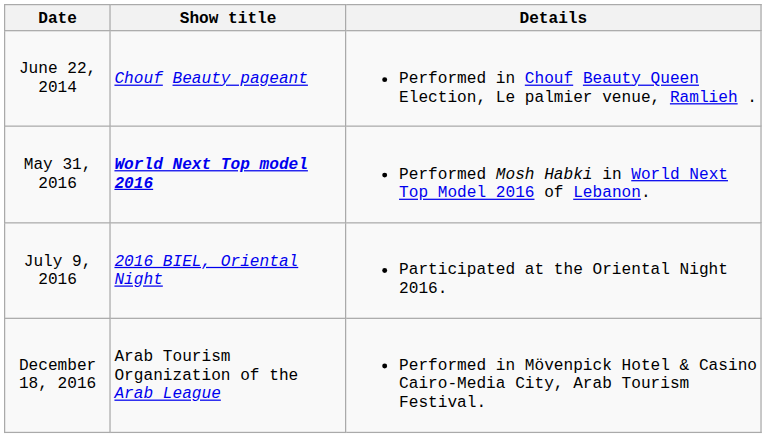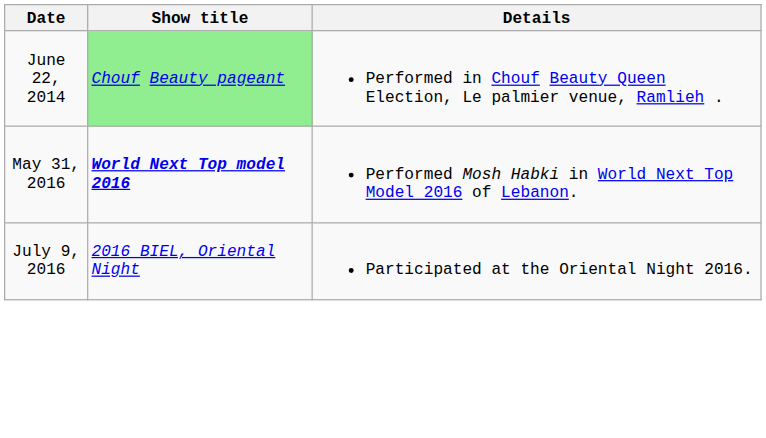(211, 79) no background -> (188, 79) lightgreen background
- row: (58, 375)
